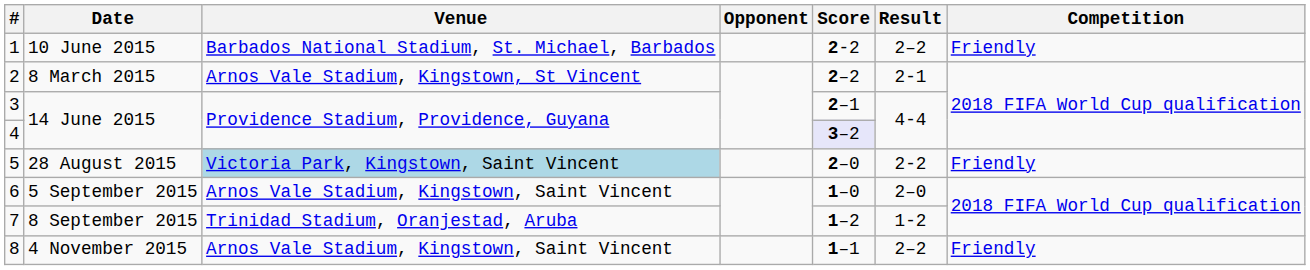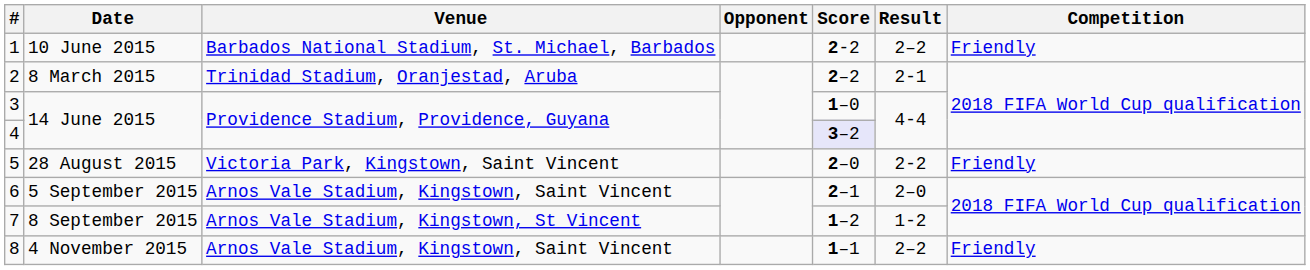(424, 77) Arnos Vale Stadium, Kingstown, St Vincent -> (392, 77) Trinidad Stadium, Oranjestad, Aruba
(844, 106) 2–1 -> (844, 106) 1–0
(413, 163) lightblue background -> (413, 163) no background
(844, 192) 1–0 -> (844, 192) 2–1
(392, 221) Trinidad Stadium, Oranjestad, Aruba -> (424, 221) Arnos Vale Stadium, Kingstown, St Vincent
